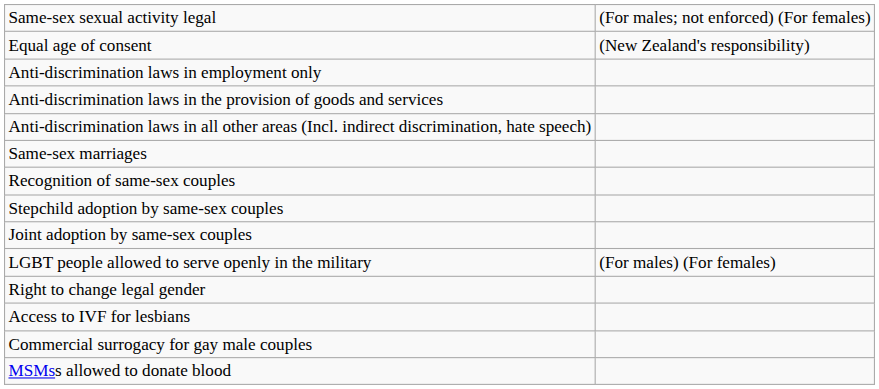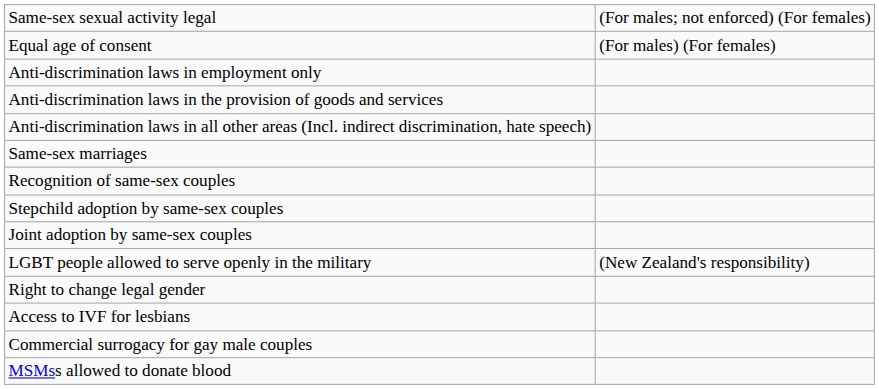(704, 45) (New Zealand's responsibility) -> (687, 45) (For males) (For females)
(687, 262) (For males) (For females) -> (704, 262) (New Zealand's responsibility)
